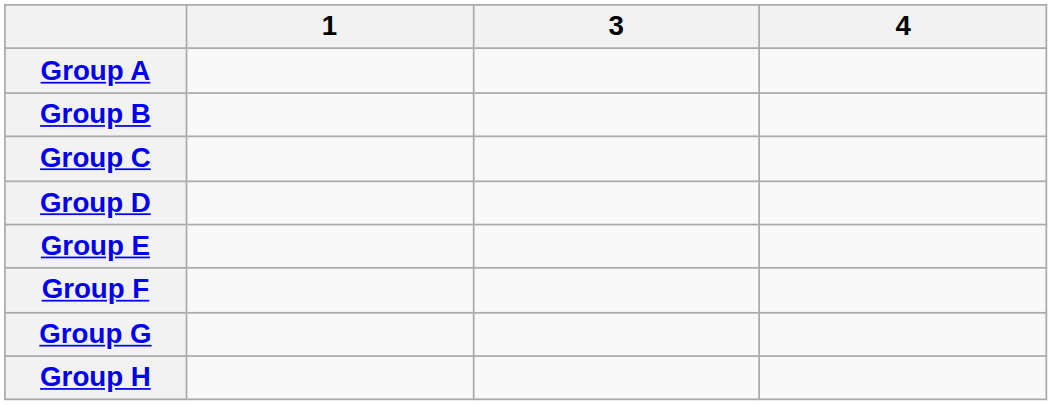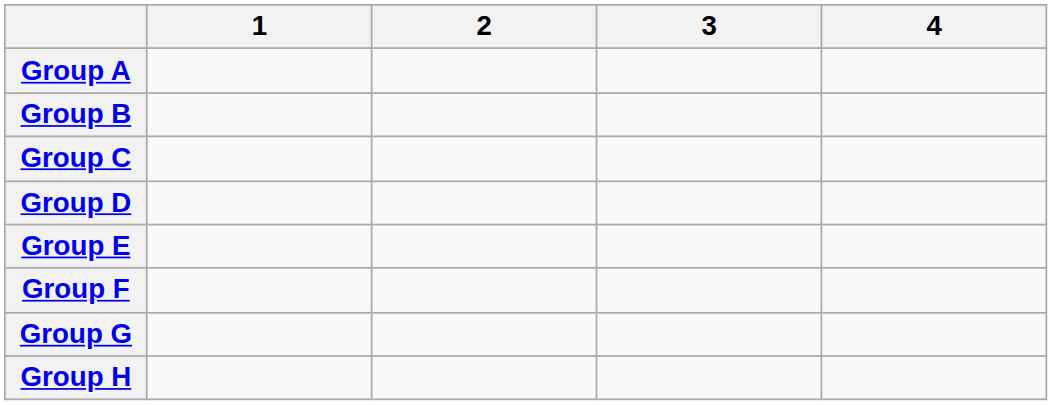+ column: (484, 26)
